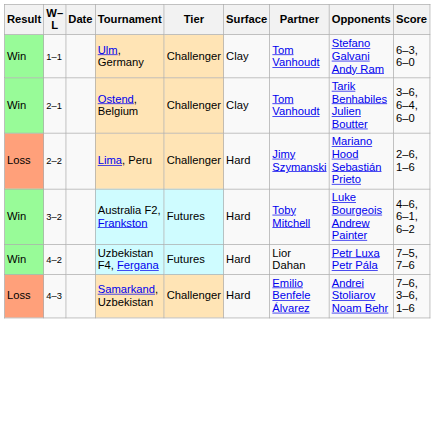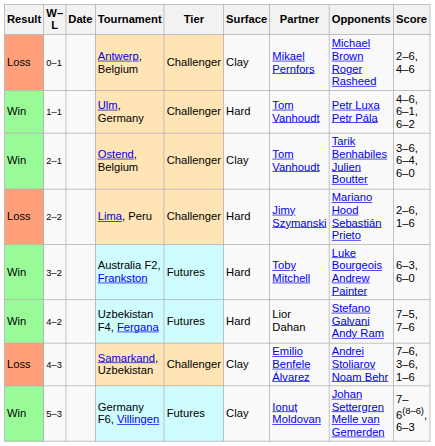+ row: (120, 62)
(237, 56) Clay -> (238, 111) Hard
(358, 56) Stefano Galvani Andy Ram -> (356, 111) Petr Luxa Petr Pála
(407, 56) 6–3, 6–0 -> (407, 111) 4–6, 6–1, 6–2
(407, 216) 4–6, 6–1, 6–2 -> (407, 272) 6–3, 6–0
(356, 259) Petr Luxa Petr Pála -> (358, 321) Stefano Galvani Andy Ram
(238, 296) Hard -> (237, 364) Clay
+ row: (128, 413)
